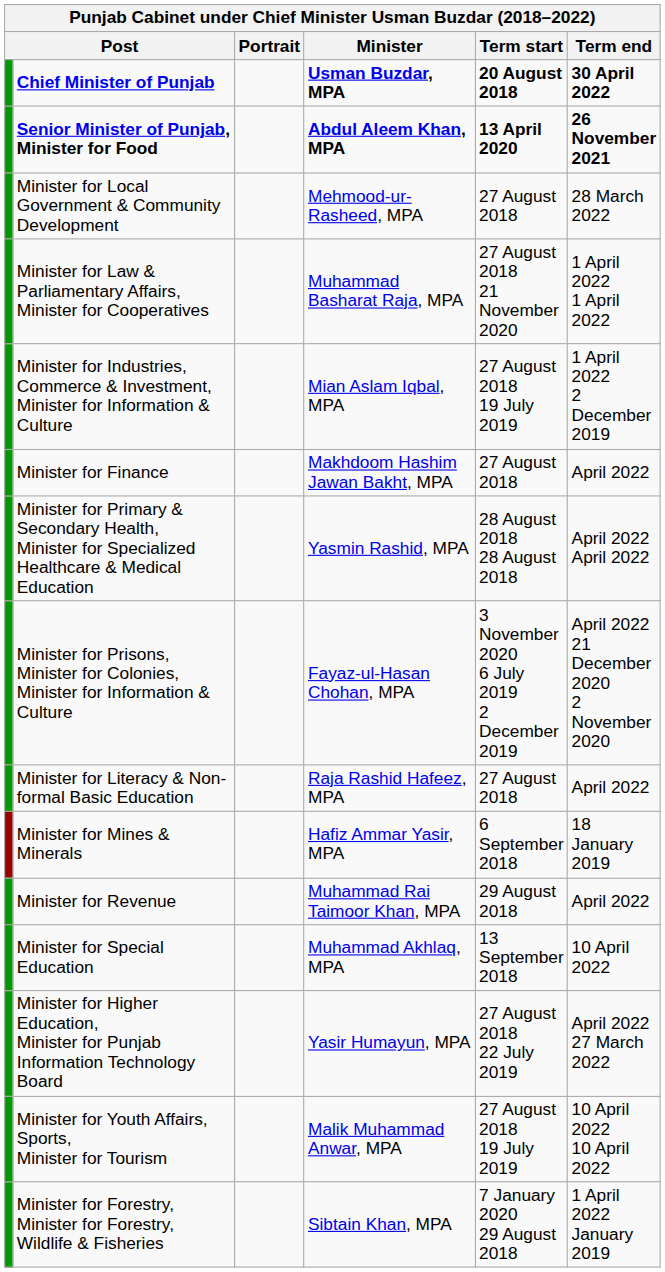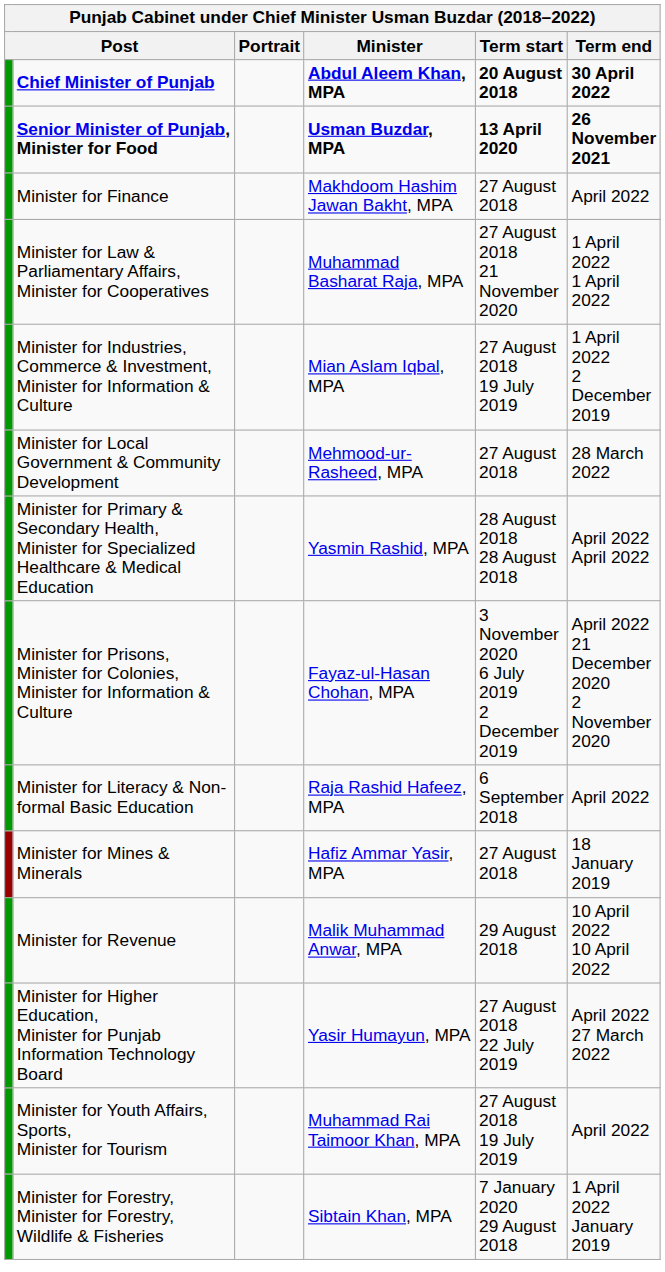(370, 82) Usman Buzdar, MPA -> (387, 82) Abdul Aleem Khan, MPA
(387, 139) Abdul Aleem Khan, MPA -> (370, 139) Usman Buzdar, MPA
rows swapped: (119, 205) <-> (93, 472)
(518, 787) 27 August 2018 -> (521, 797) 6 September 2018
(521, 844) 6 September 2018 -> (518, 863) 27 August 2018
(384, 901) Muhammad Rai Taimoor Khan, MPA -> (376, 939) Malik Muhammad Anwar, MPA
(611, 901) April 2022 -> (600, 939) 10 April 2022 10 April 2022
- row: (90, 957)
(376, 1138) Malik Muhammad Anwar, MPA -> (384, 1130) Muhammad Rai Taimoor Khan, MPA
(600, 1138) 10 April 2022 10 April 2022 -> (611, 1130) April 2022
